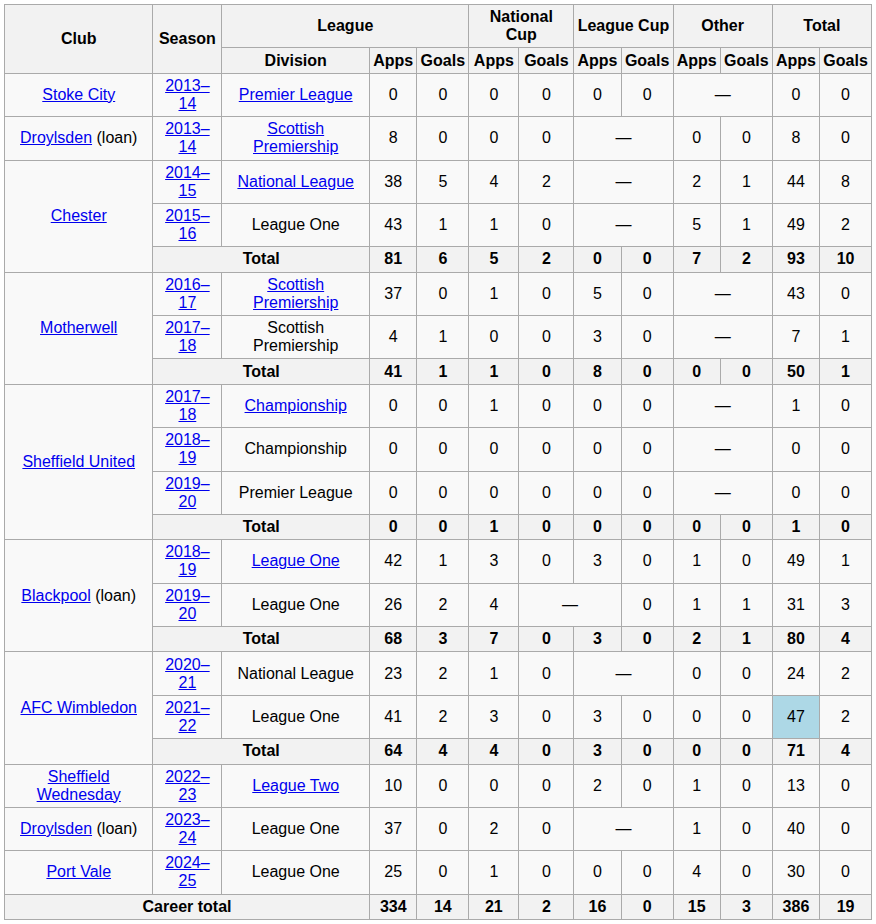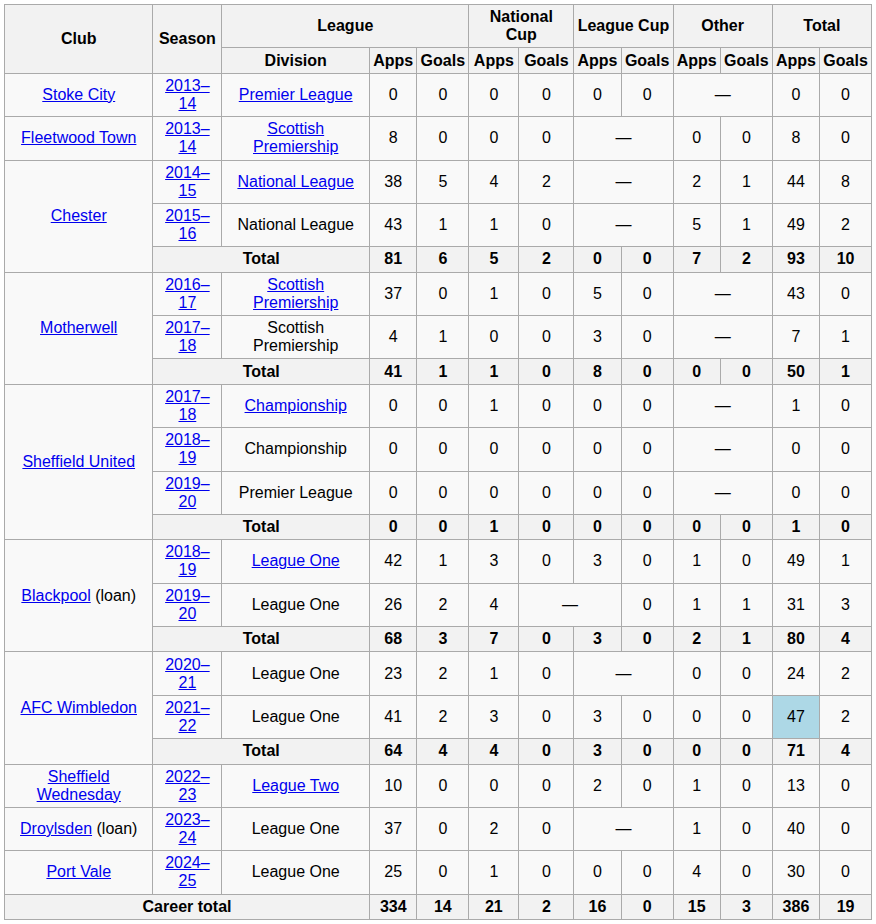(79, 138) Droylsden (loan) -> (79, 138) Fleetwood Town
(296, 225) League One -> (296, 225) National League
(296, 673) National League -> (296, 673) League One
